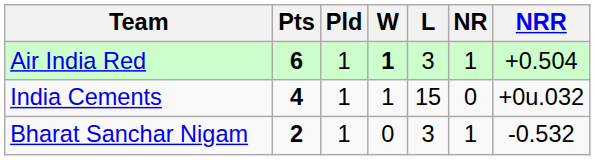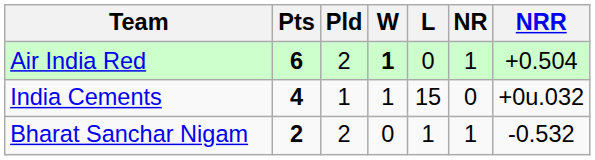(344, 60) 1 -> (344, 60) 2
(428, 60) 3 -> (428, 60) 0
(344, 135) 1 -> (344, 135) 2
(428, 135) 3 -> (428, 135) 1
